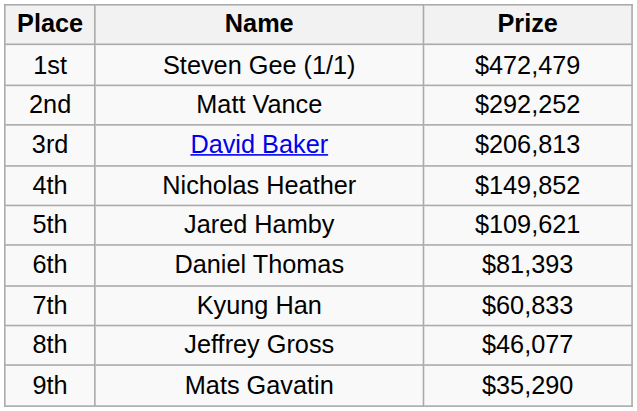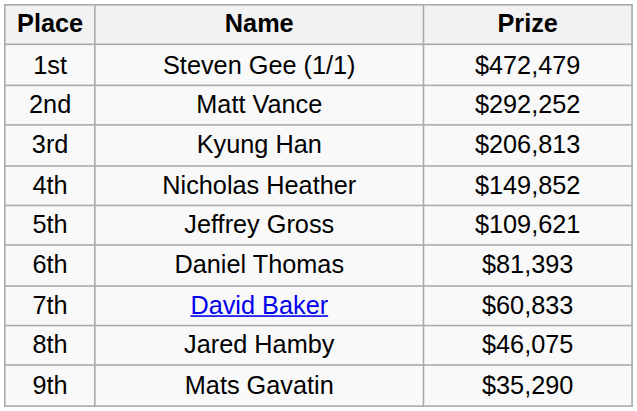(259, 144) David Baker -> (259, 144) Kyung Han
(259, 225) Jared Hamby -> (259, 225) Jeffrey Gross
(259, 305) Kyung Han -> (259, 305) David Baker
(259, 345) Jeffrey Gross -> (259, 345) Jared Hamby
(528, 345) $46,077 -> (528, 345) $46,075
